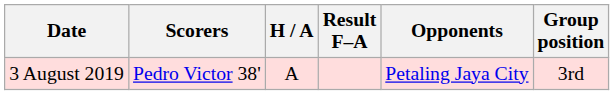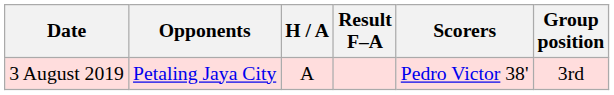columns swapped: (457, 31) <-> (197, 31)
